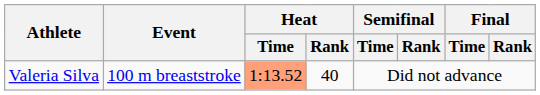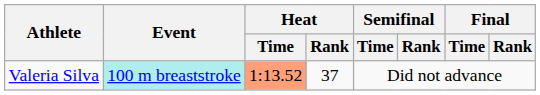(174, 75) no background -> (174, 75) paleturquoise background
(330, 75) 40 -> (330, 75) 37
